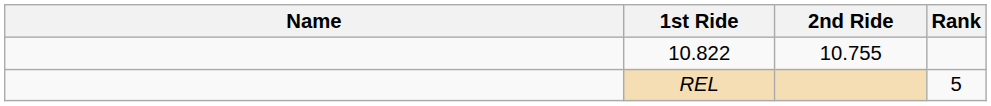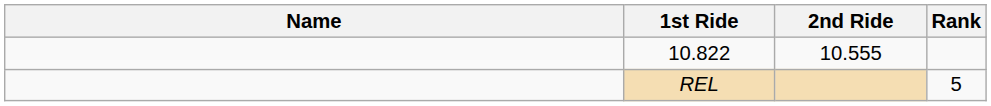(851, 53) 10.755 -> (851, 53) 10.555
